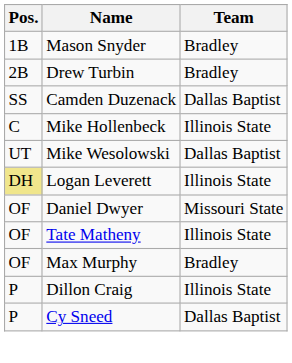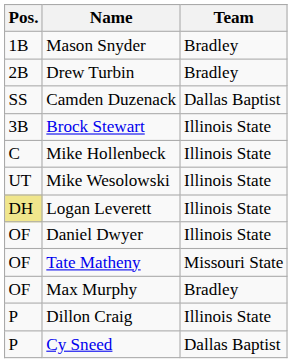+ row: (96, 126)
(232, 153) Dallas Baptist -> (228, 180) Illinois State
(234, 208) Missouri State -> (228, 235) Illinois State
(228, 235) Illinois State -> (234, 262) Missouri State
